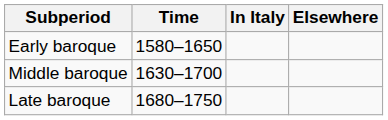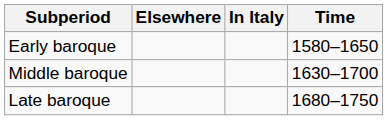columns swapped: (179, 18) <-> (336, 18)
